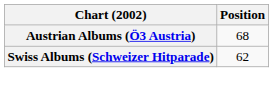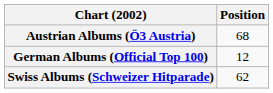+ row: (111, 56)
